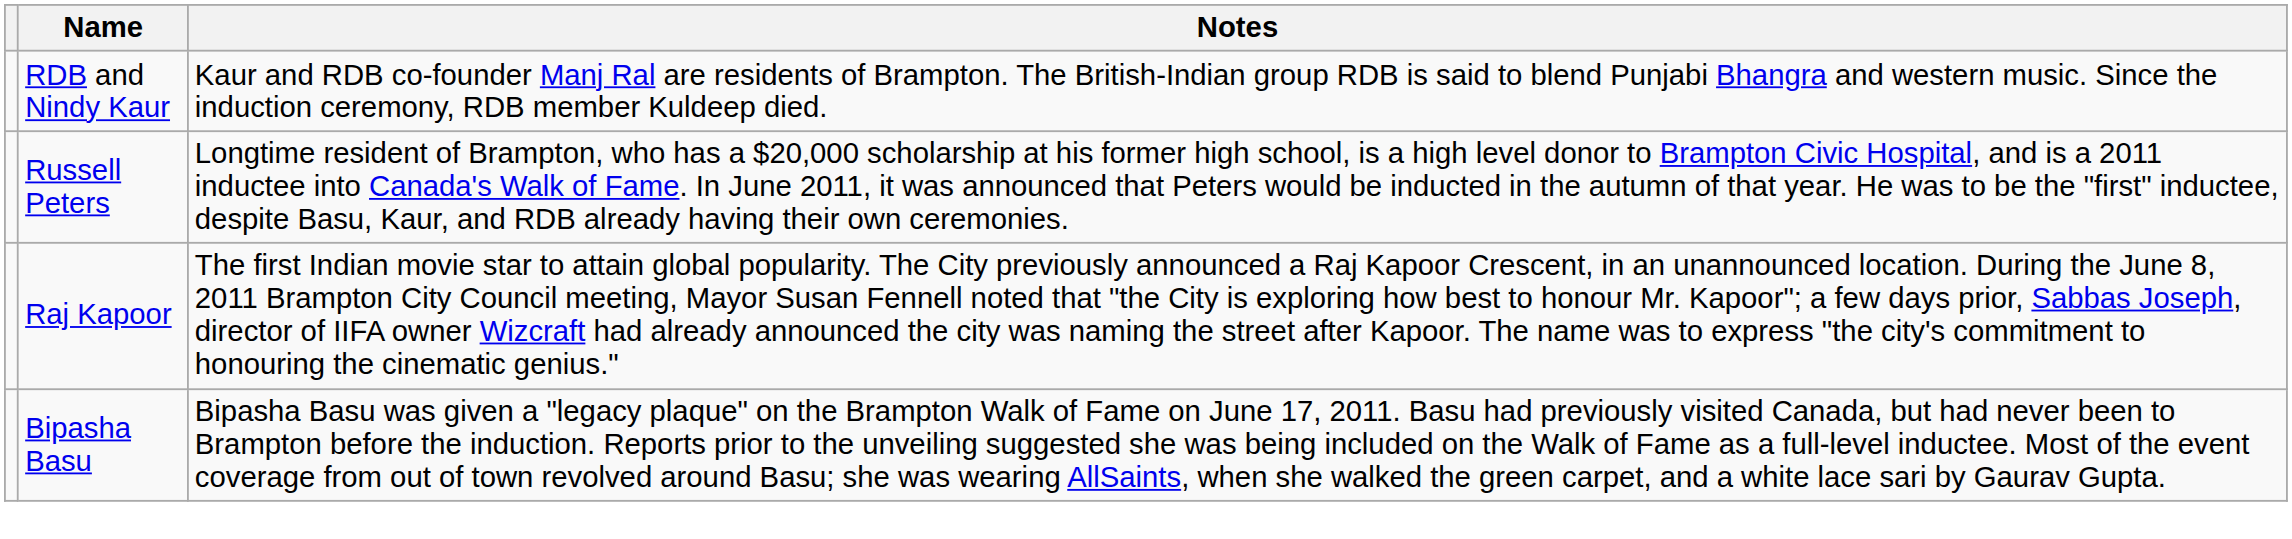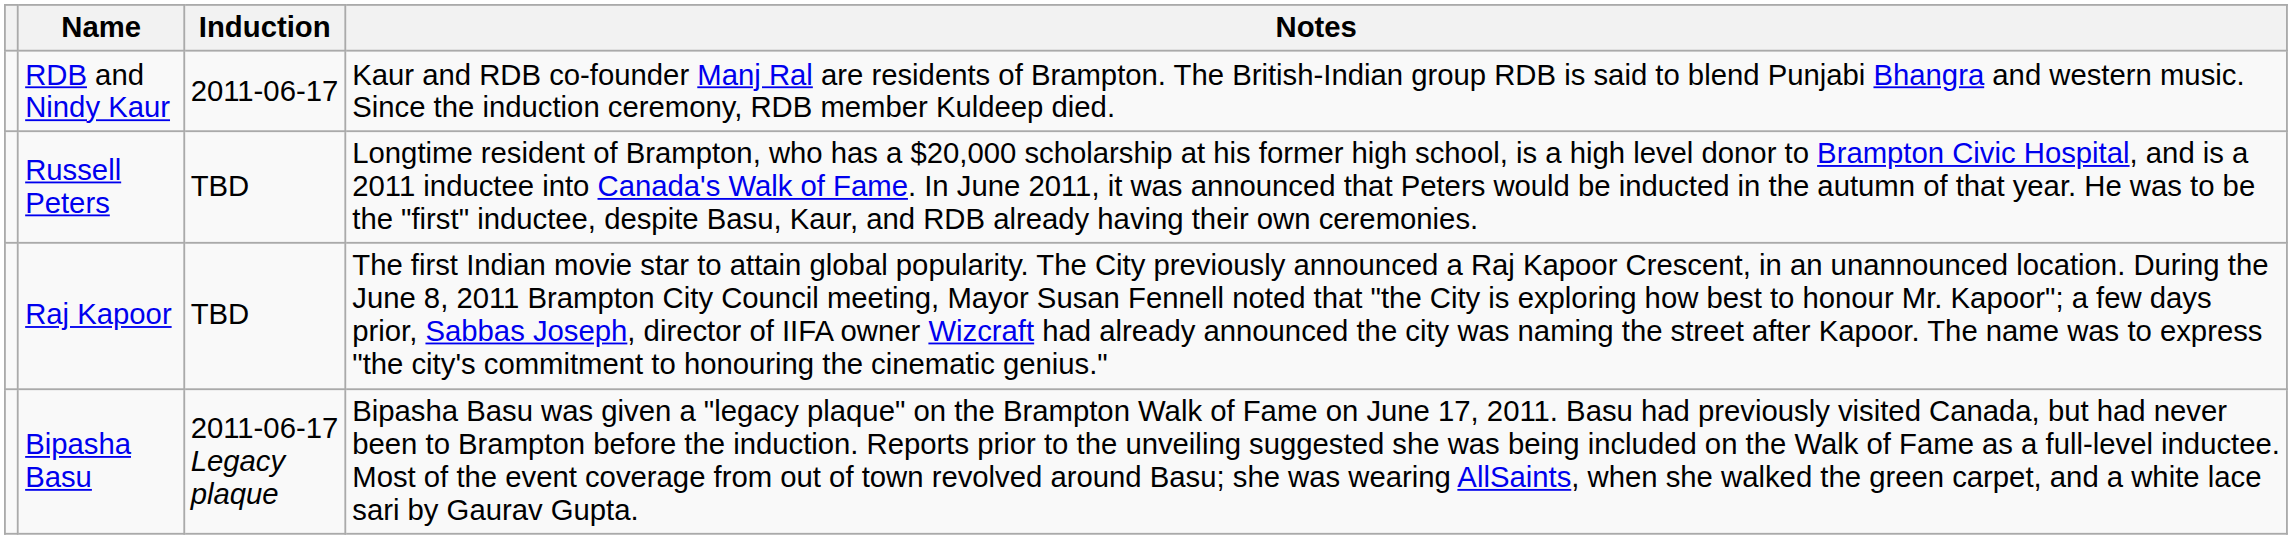+ column: (265, 27)
